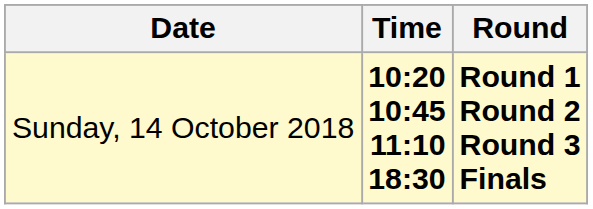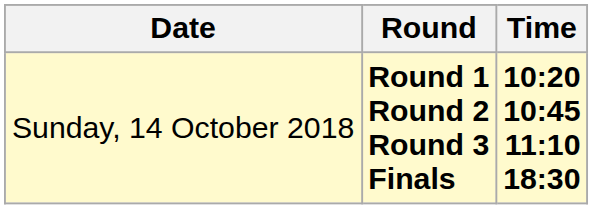columns swapped: (407, 28) <-> (520, 28)
